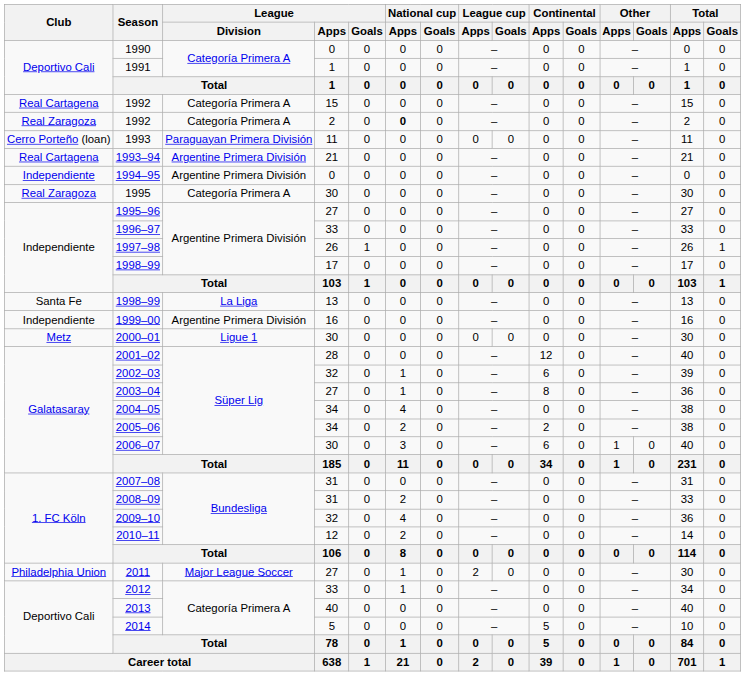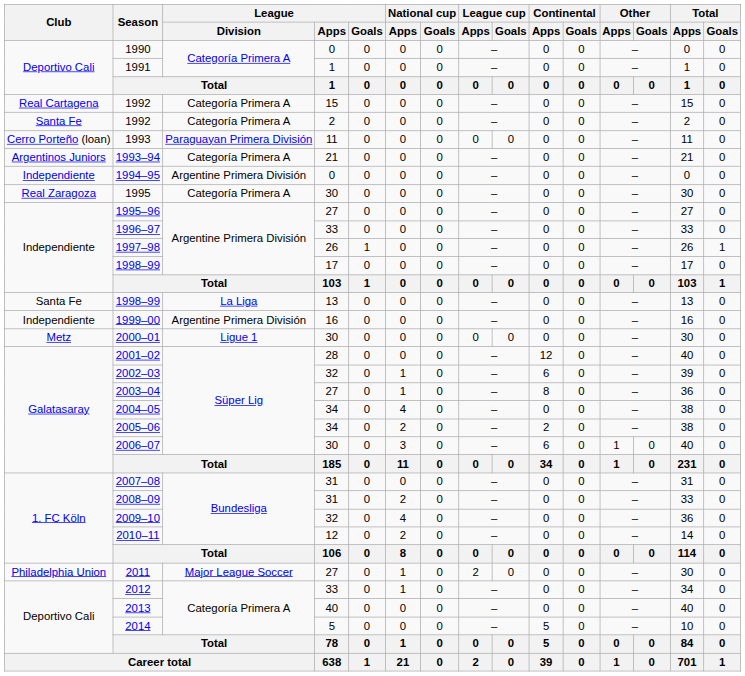(59, 121) Real Zaragoza -> (59, 121) Santa Fe
(403, 121) bold -> (403, 121) normal
(59, 157) Real Cartagena -> (59, 157) Argentinos Juniors
(239, 157) Argentine Primera División -> (239, 157) Categoría Primera A
